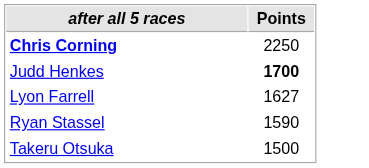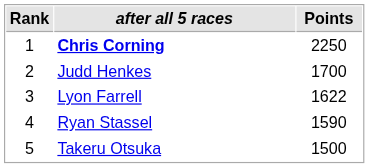+ column: (30, 19)
(281, 71) bold -> (329, 71) normal
(281, 97) 1627 -> (329, 97) 1622
